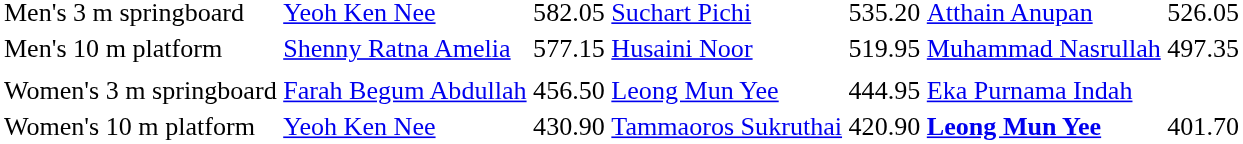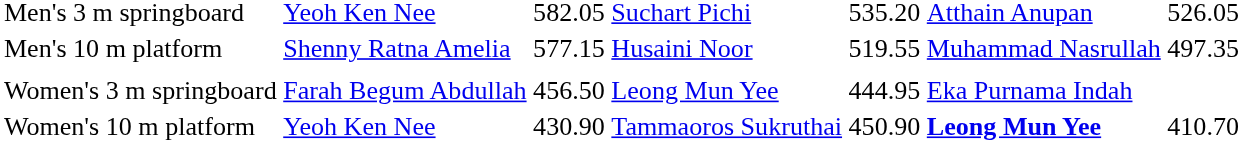(884, 48) 519.95 -> (884, 48) 519.55
(884, 126) 420.90 -> (884, 126) 450.90
(1203, 126) 401.70 -> (1203, 126) 410.70
